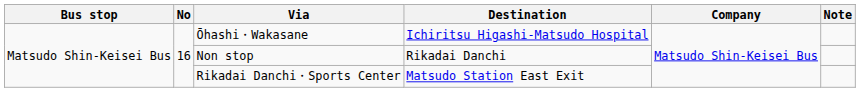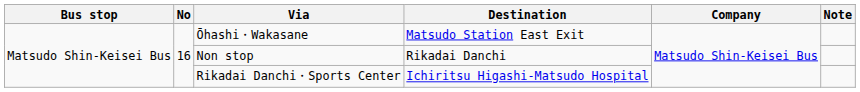(527, 35) Ichiritsu Higashi-Matsudo Hospital -> (495, 35) Matsudo Station East Exit
(495, 76) Matsudo Station East Exit -> (527, 76) Ichiritsu Higashi-Matsudo Hospital
